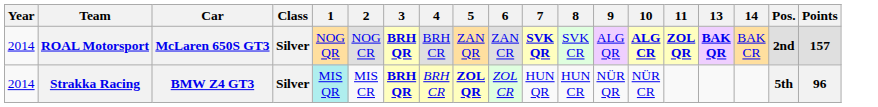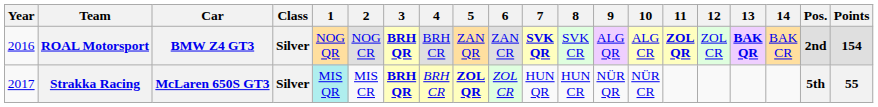+ column: (714, 15)
(21, 45) 2014 -> (21, 45) 2016
(212, 45) McLaren 650S GT3 -> (212, 45) BMW Z4 GT3
(646, 45) bold -> (645, 45) normal
(820, 45) 157 -> (852, 45) 154
(21, 83) 2014 -> (21, 83) 2017
(212, 83) BMW Z4 GT3 -> (212, 83) McLaren 650S GT3
(820, 83) 96 -> (852, 83) 55
